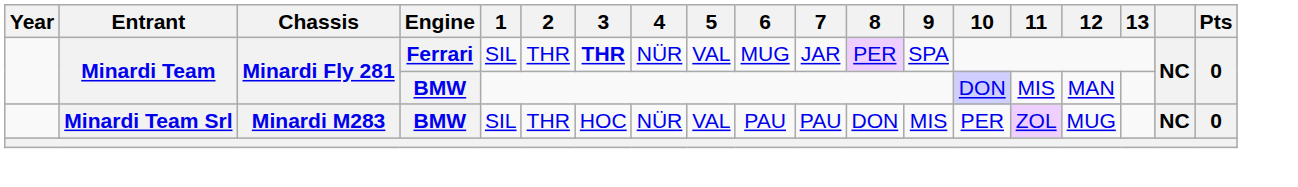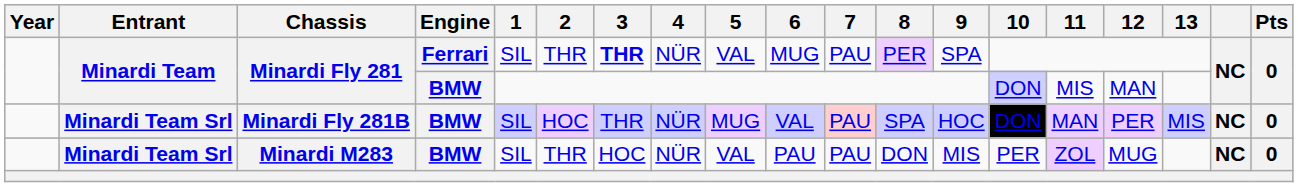(821, 54) JAR -> (850, 54) PAU
+ row: (326, 121)
